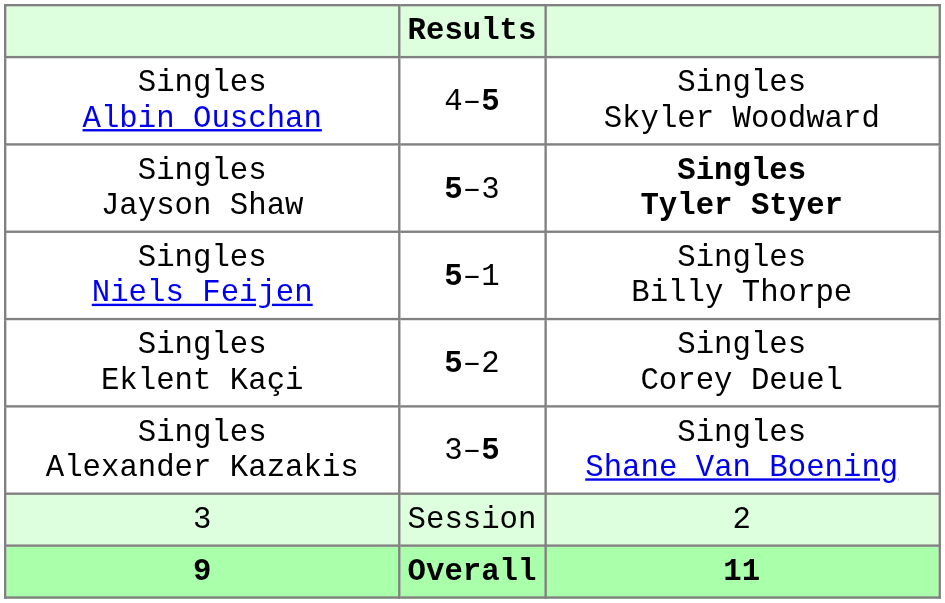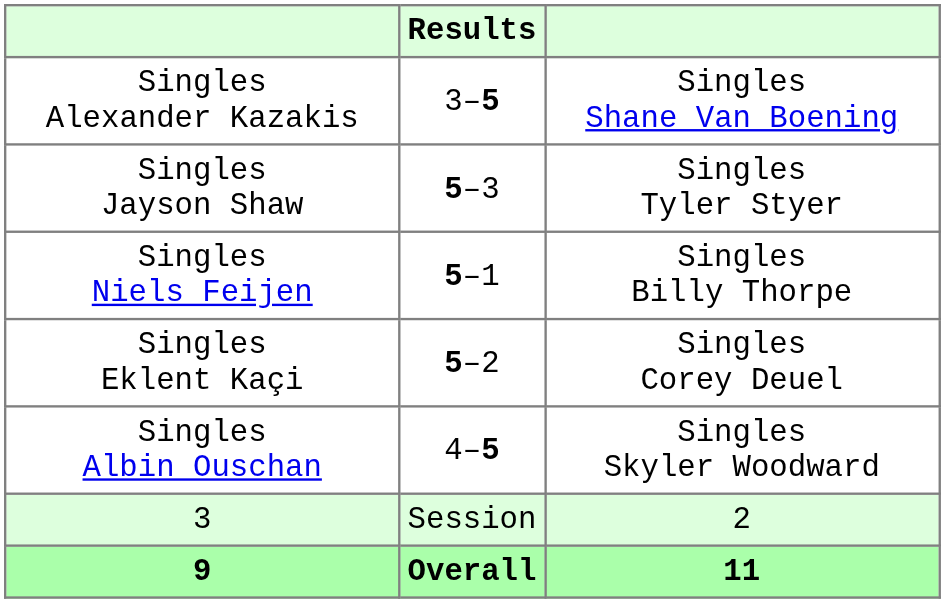rows swapped: (202, 101) <-> (202, 450)
(742, 188) bold -> (742, 188) normal
